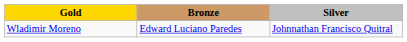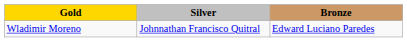columns swapped: (336, 12) <-> (203, 12)
